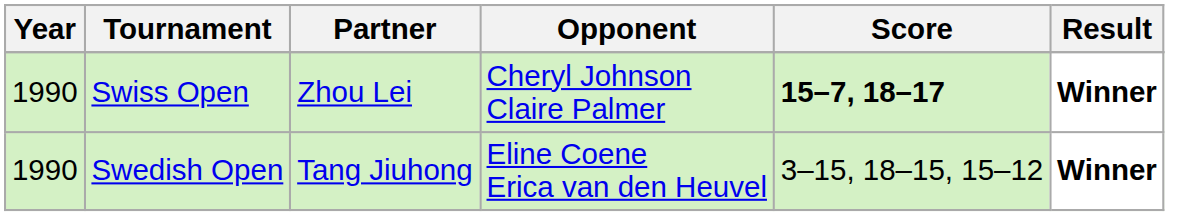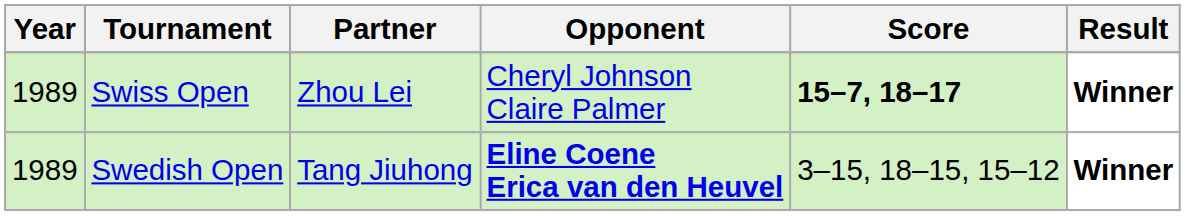(45, 92) 1990 -> (45, 92) 1989
(45, 171) 1990 -> (45, 171) 1989
(627, 171) normal -> (635, 171) bold
